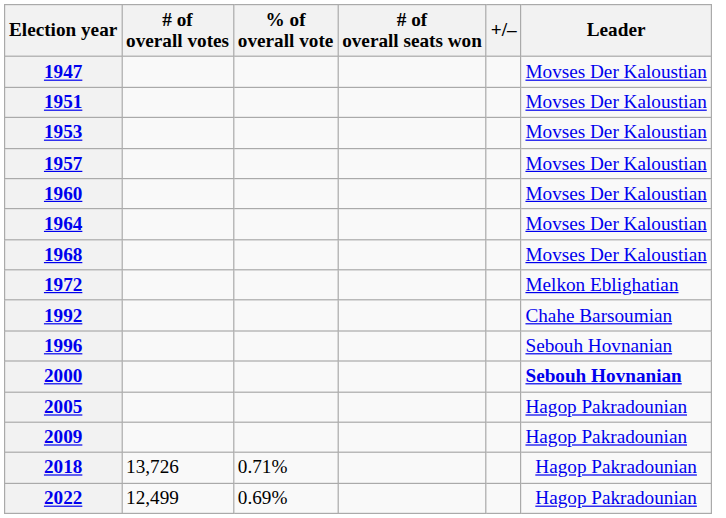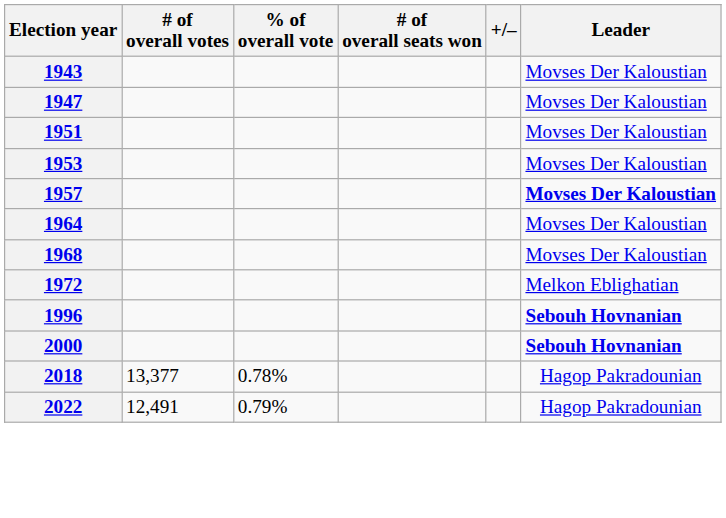+ row: (63, 71)
(616, 163) normal -> (621, 193) bold
- row: (63, 193)
- row: (63, 315)
(599, 345) normal -> (604, 315) bold
- row: (63, 406)
- row: (63, 437)
(153, 467) 13,726 -> (153, 376) 13,377
(263, 467) 0.71% -> (263, 376) 0.78%
(153, 498) 12,499 -> (153, 406) 12,491
(263, 498) 0.69% -> (263, 406) 0.79%
